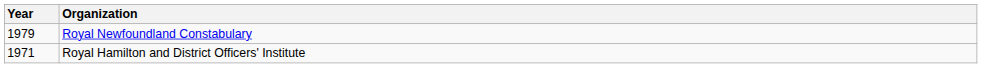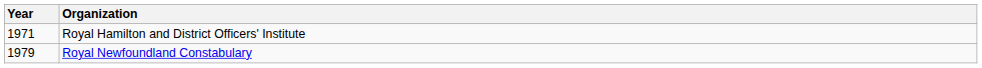rows swapped: (184, 53) <-> (157, 33)
